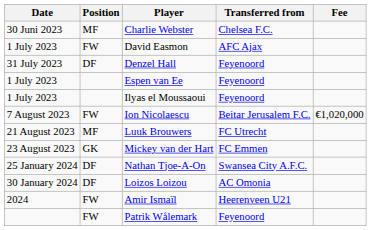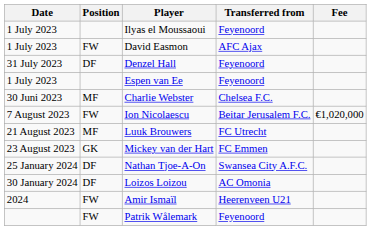rows swapped: (159, 30) <-> (165, 98)
